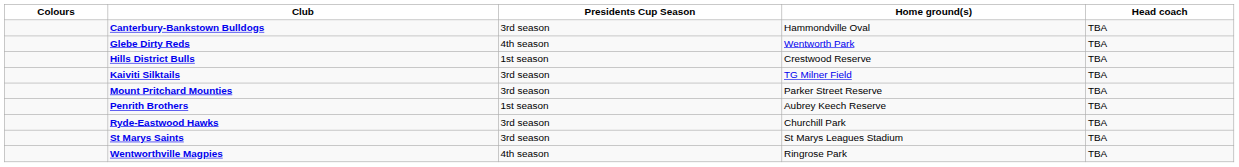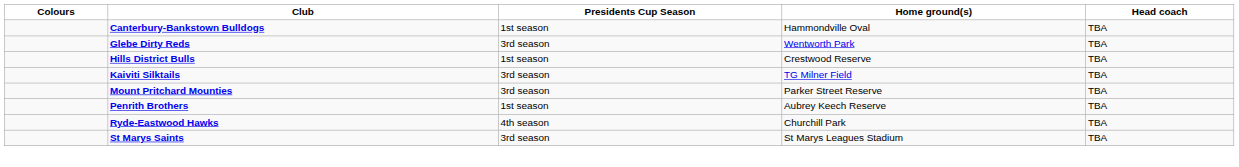(525, 28) 3rd season -> (524, 28) 1st season
(525, 43) 4th season -> (525, 43) 3rd season
(525, 122) 3rd season -> (525, 122) 4th season
- row: (166, 153)
